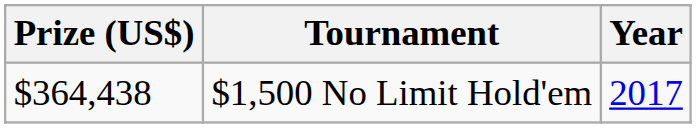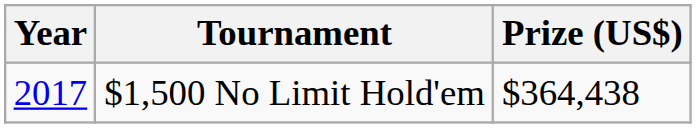columns swapped: (646, 33) <-> (104, 33)
